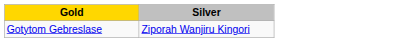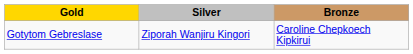+ column: (341, 12)
